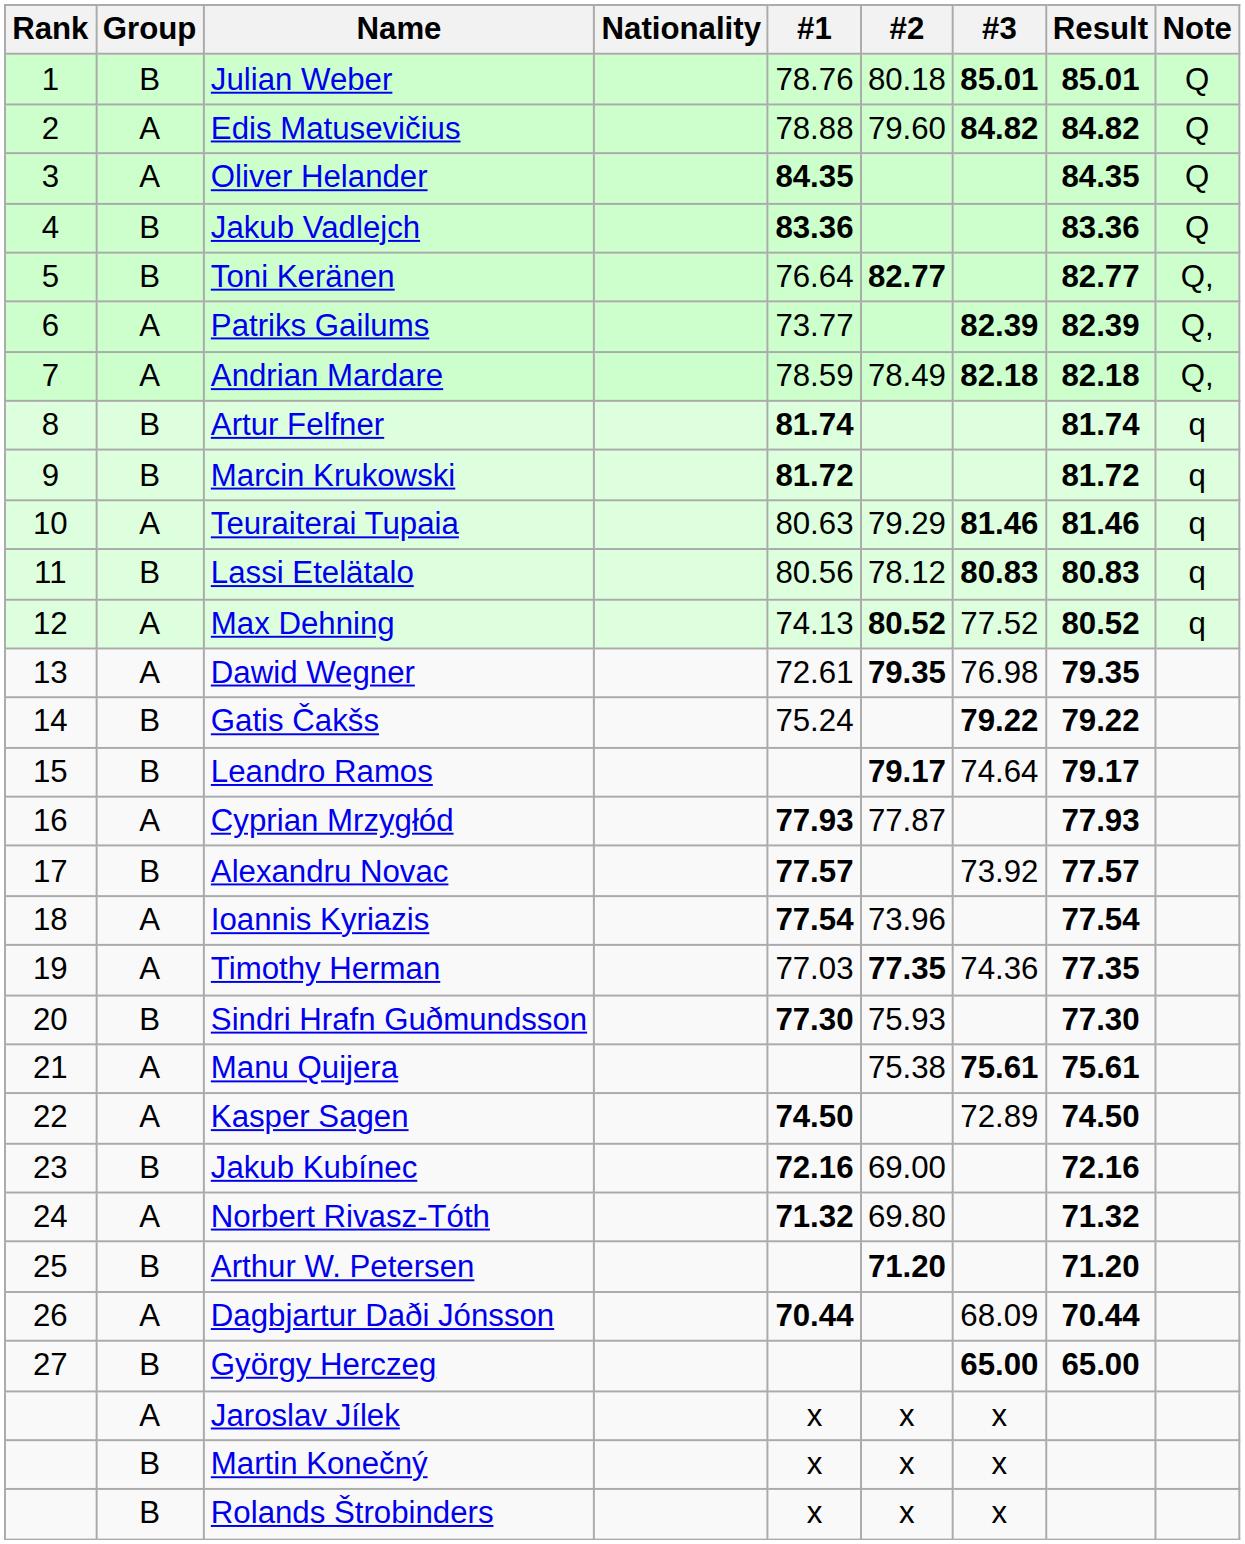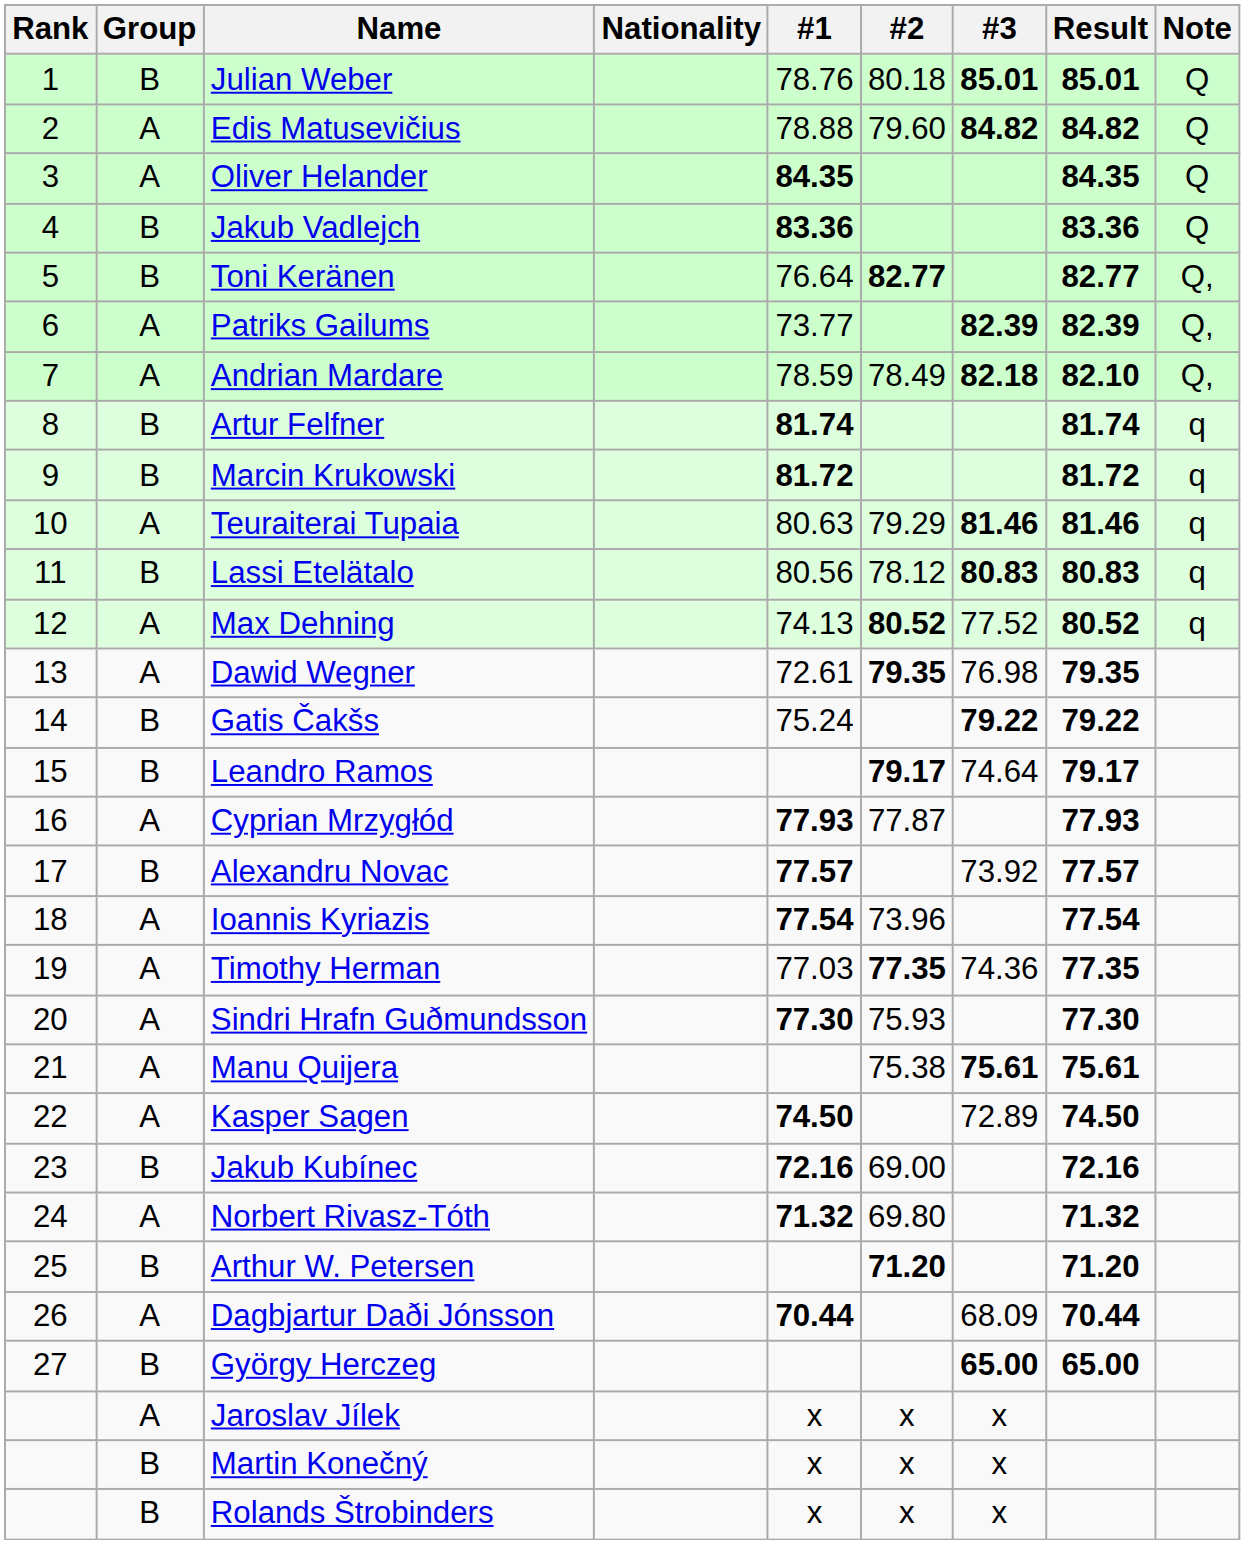(1100, 375) 82.18 -> (1100, 375) 82.10
(150, 1018) B -> (150, 1018) A
